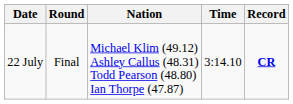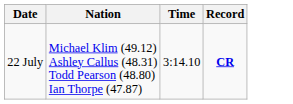- column: (67, 14)
